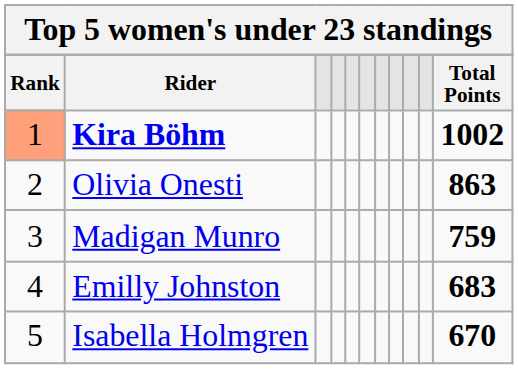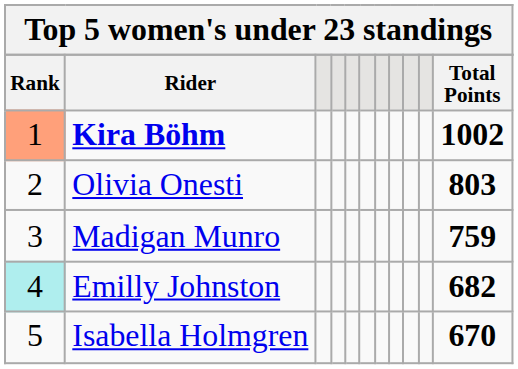(472, 184) 863 -> (472, 184) 803
(35, 285) no background -> (35, 285) paleturquoise background
(472, 285) 683 -> (472, 285) 682
